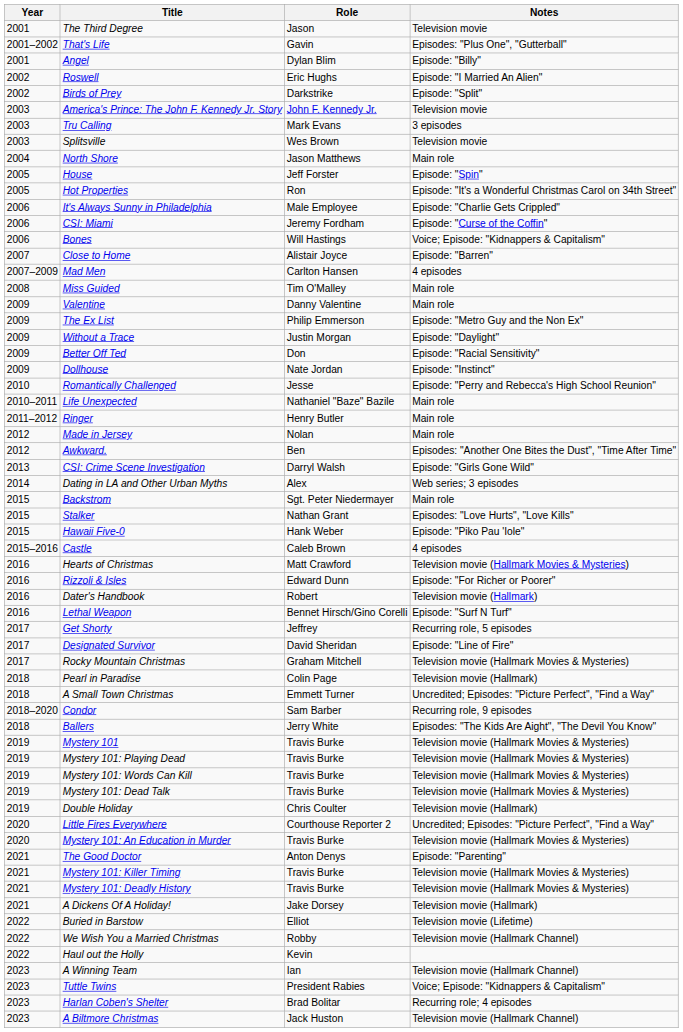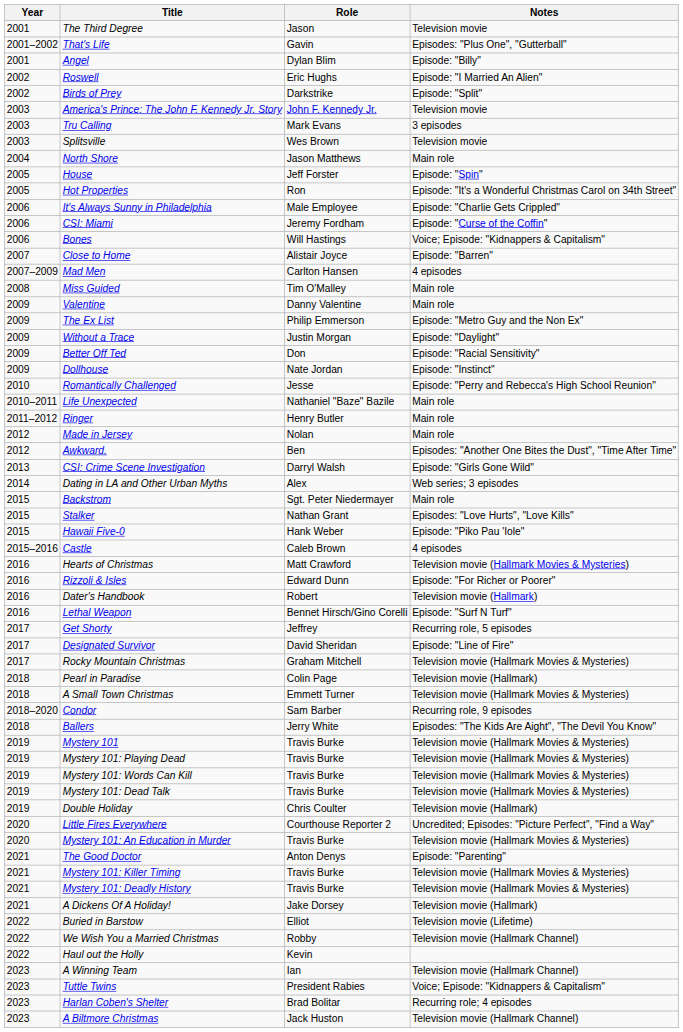(533, 694) Uncredited; Episodes: "Picture Perfect", "Find a Way" -> (521, 694) Television movie (Hallmark Movies & Mysteries)
